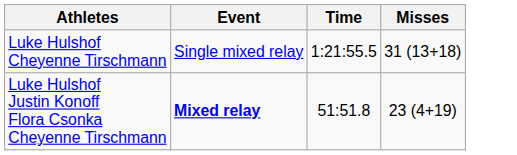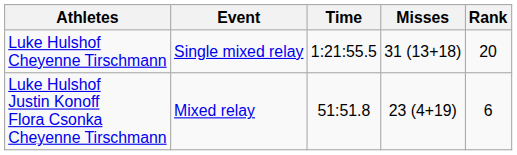+ column: (488, 17)
(217, 112) bold -> (215, 112) normal
